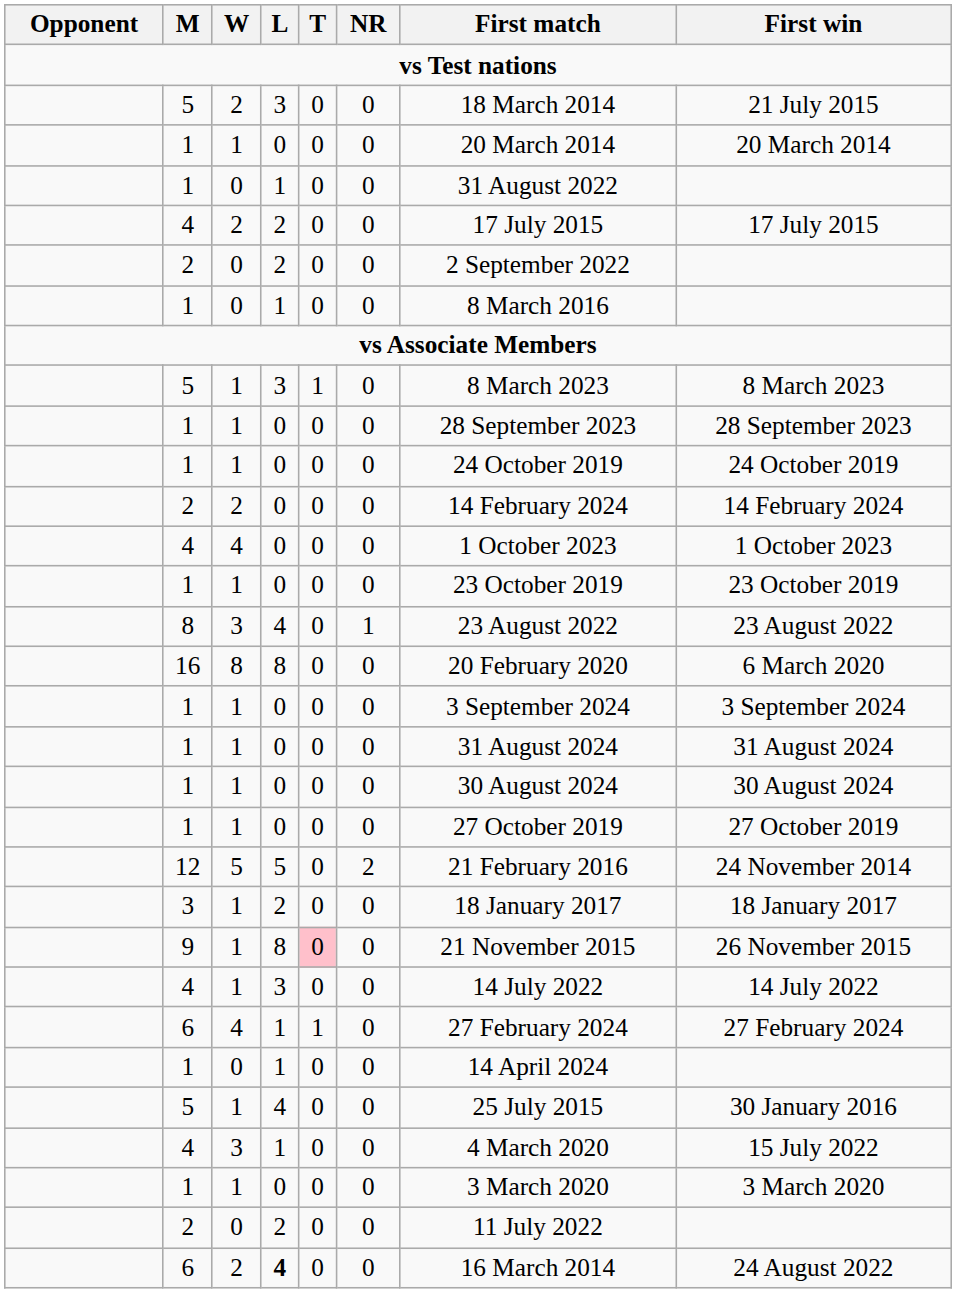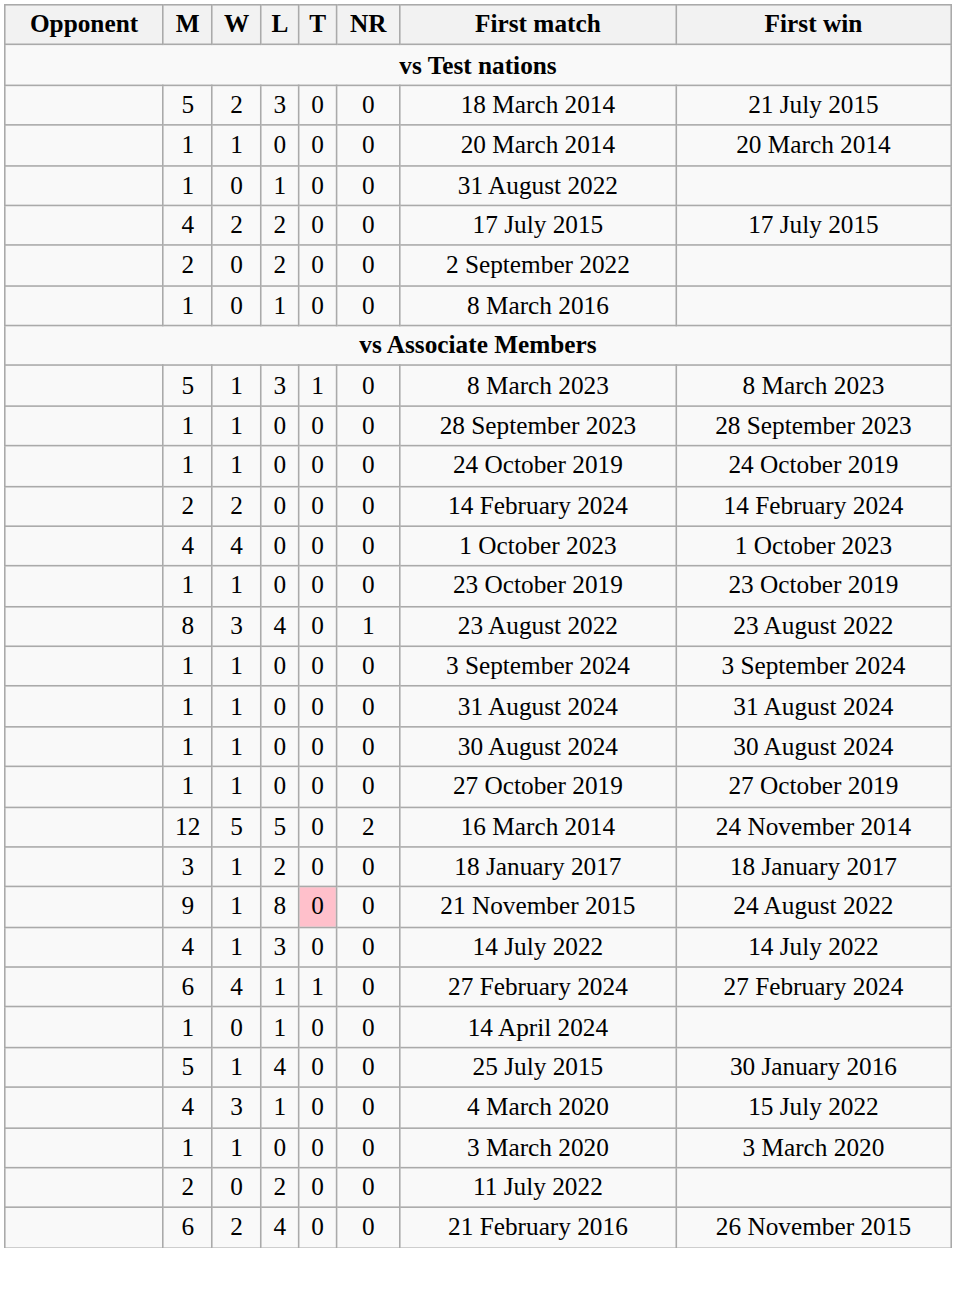- row: (188, 666)
(538, 866) 21 February 2016 -> (538, 826) 16 March 2014
(813, 946) 26 November 2015 -> (813, 906) 24 August 2022
(280, 1267) bold -> (280, 1227) normal
(538, 1267) 16 March 2014 -> (538, 1227) 21 February 2016
(813, 1267) 24 August 2022 -> (813, 1227) 26 November 2015
